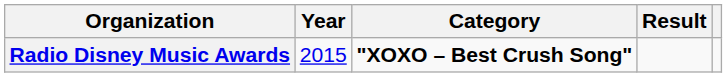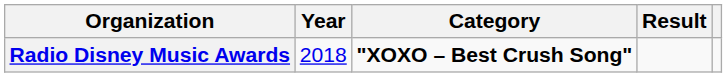(323, 54) 2015 -> (323, 54) 2018
